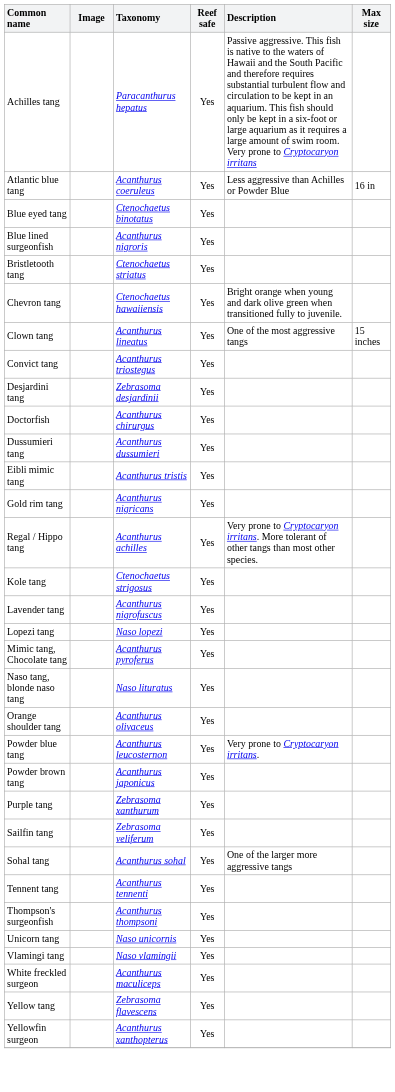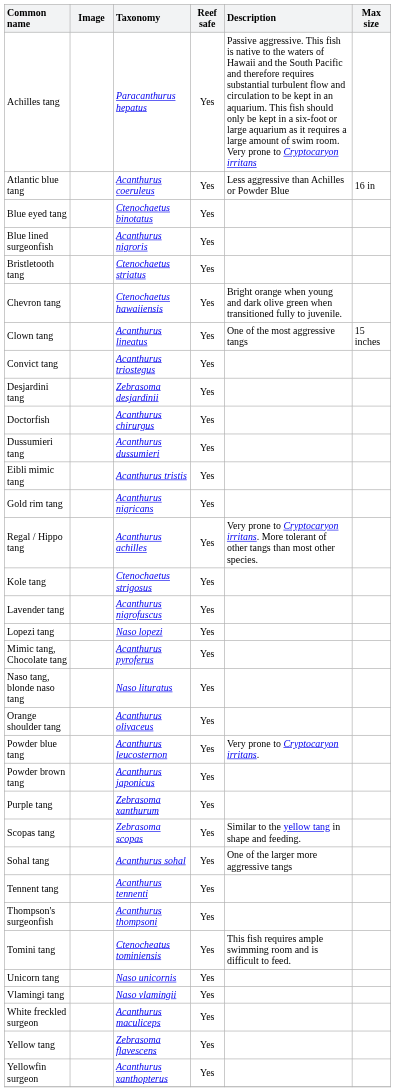- row: (30, 833)
+ row: (31, 833)
+ row: (31, 950)
